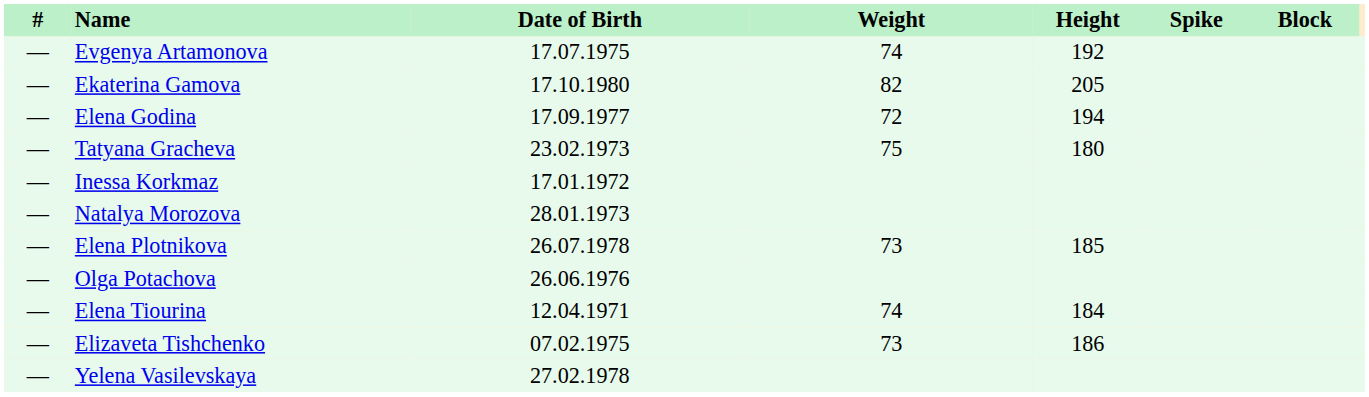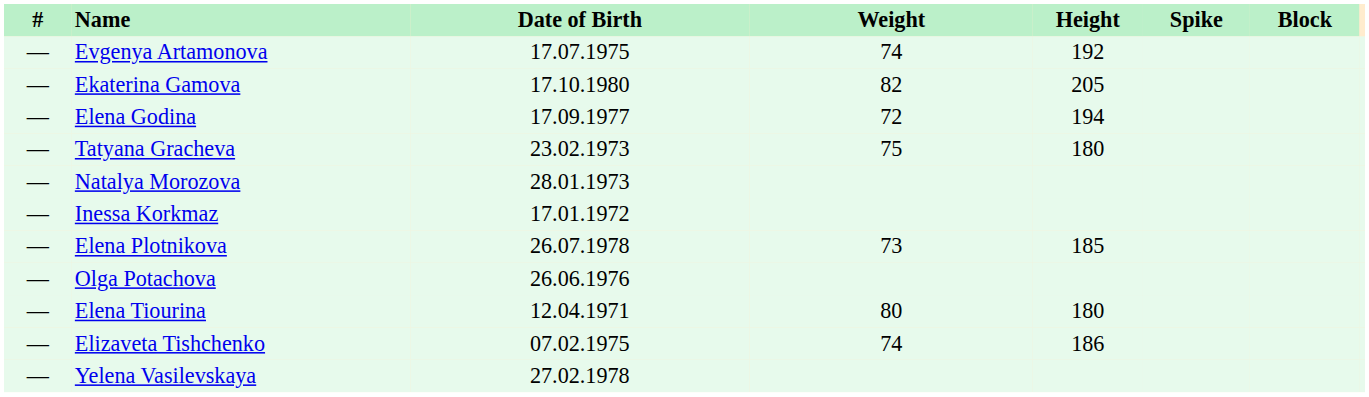rows swapped: (147, 181) <-> (158, 213)
(891, 310) 74 -> (891, 310) 80
(1088, 310) 184 -> (1088, 310) 180
(891, 343) 73 -> (891, 343) 74
